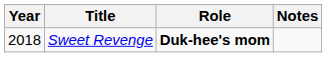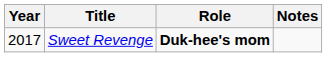(24, 39) 2018 -> (24, 39) 2017
